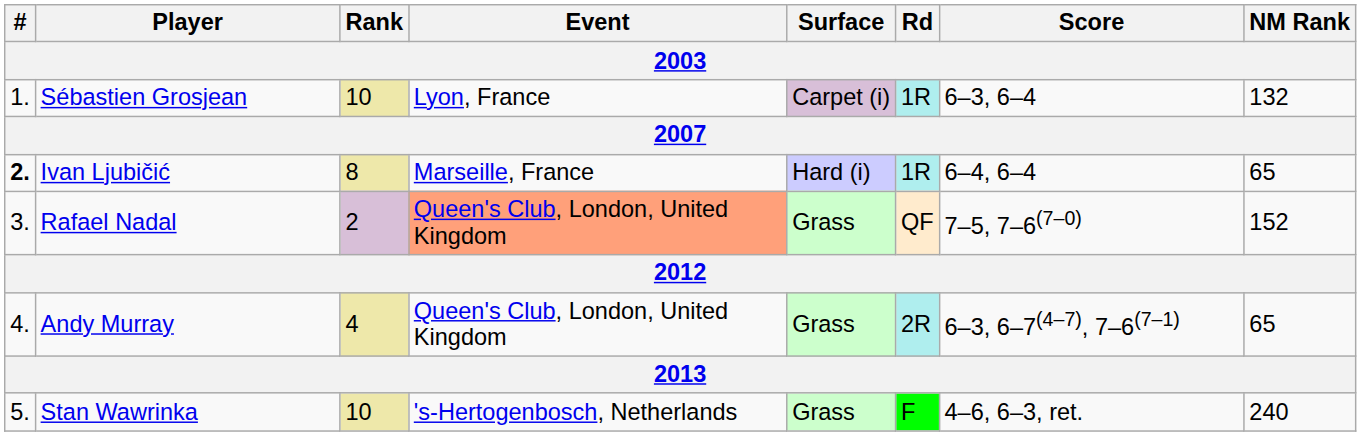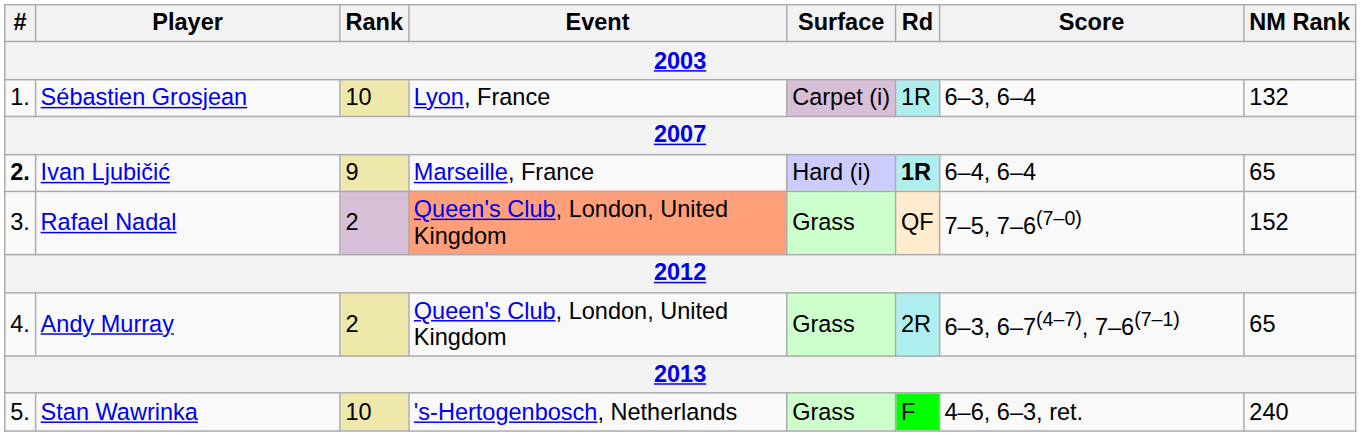(352, 172) 8 -> (352, 172) 9
(916, 172) normal -> (916, 172) bold
(352, 323) 4 -> (352, 323) 2
